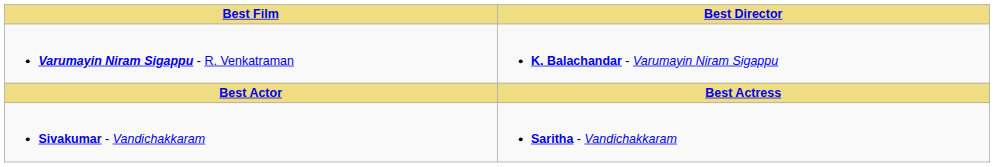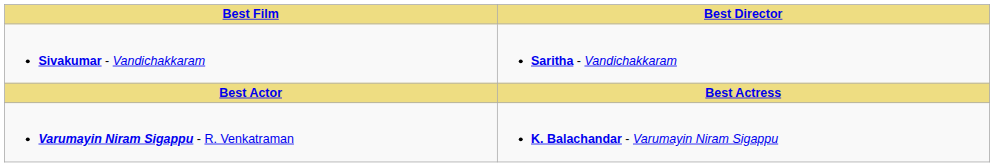rows swapped: (251, 61) <-> (251, 139)
